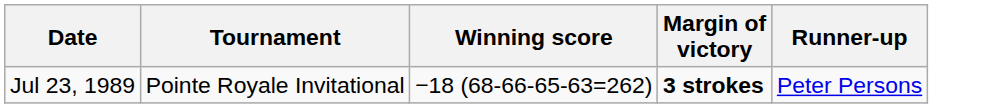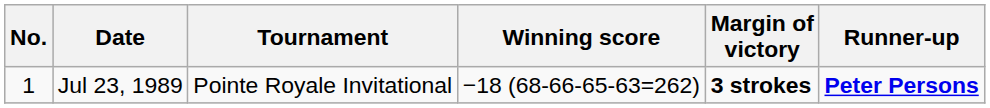+ column: (29, 36)
(850, 85) normal -> (902, 85) bold
